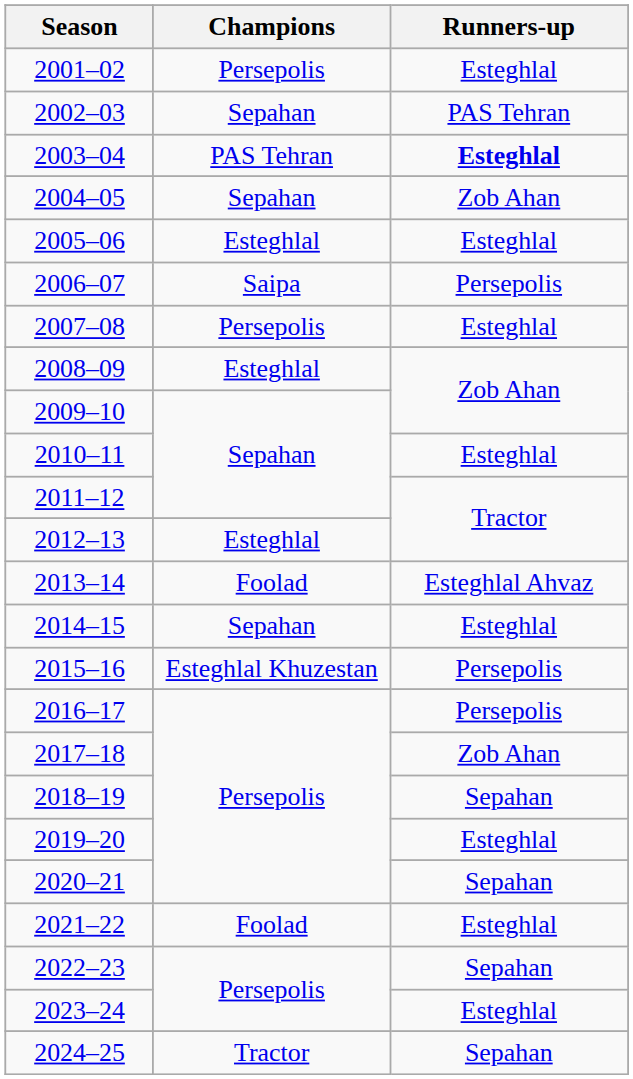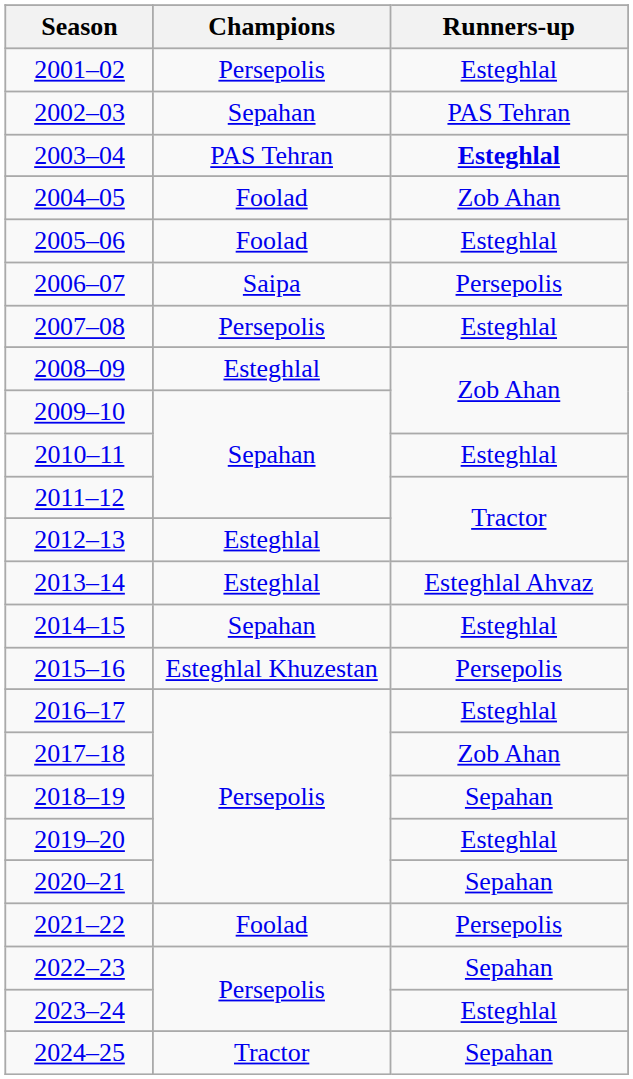(272, 197) Sepahan -> (272, 197) Foolad
(272, 240) Esteghlal -> (272, 240) Foolad
(272, 582) Foolad -> (272, 582) Esteghlal
(509, 710) Persepolis -> (509, 710) Esteghlal
(509, 924) Esteghlal -> (509, 924) Persepolis
